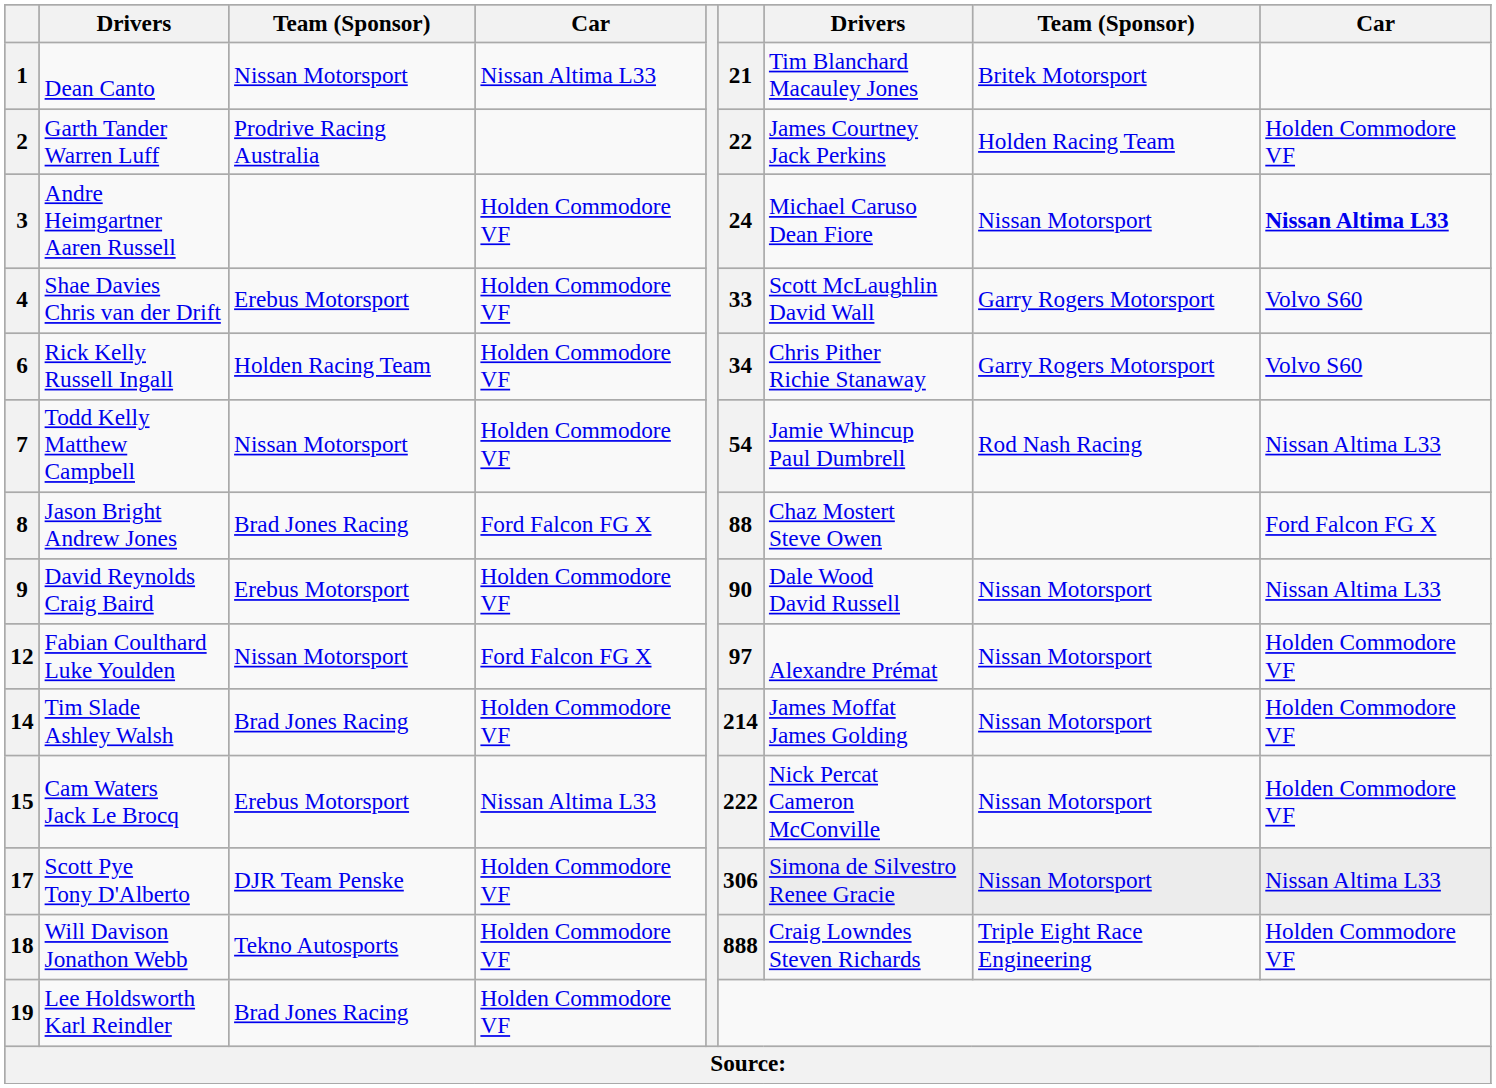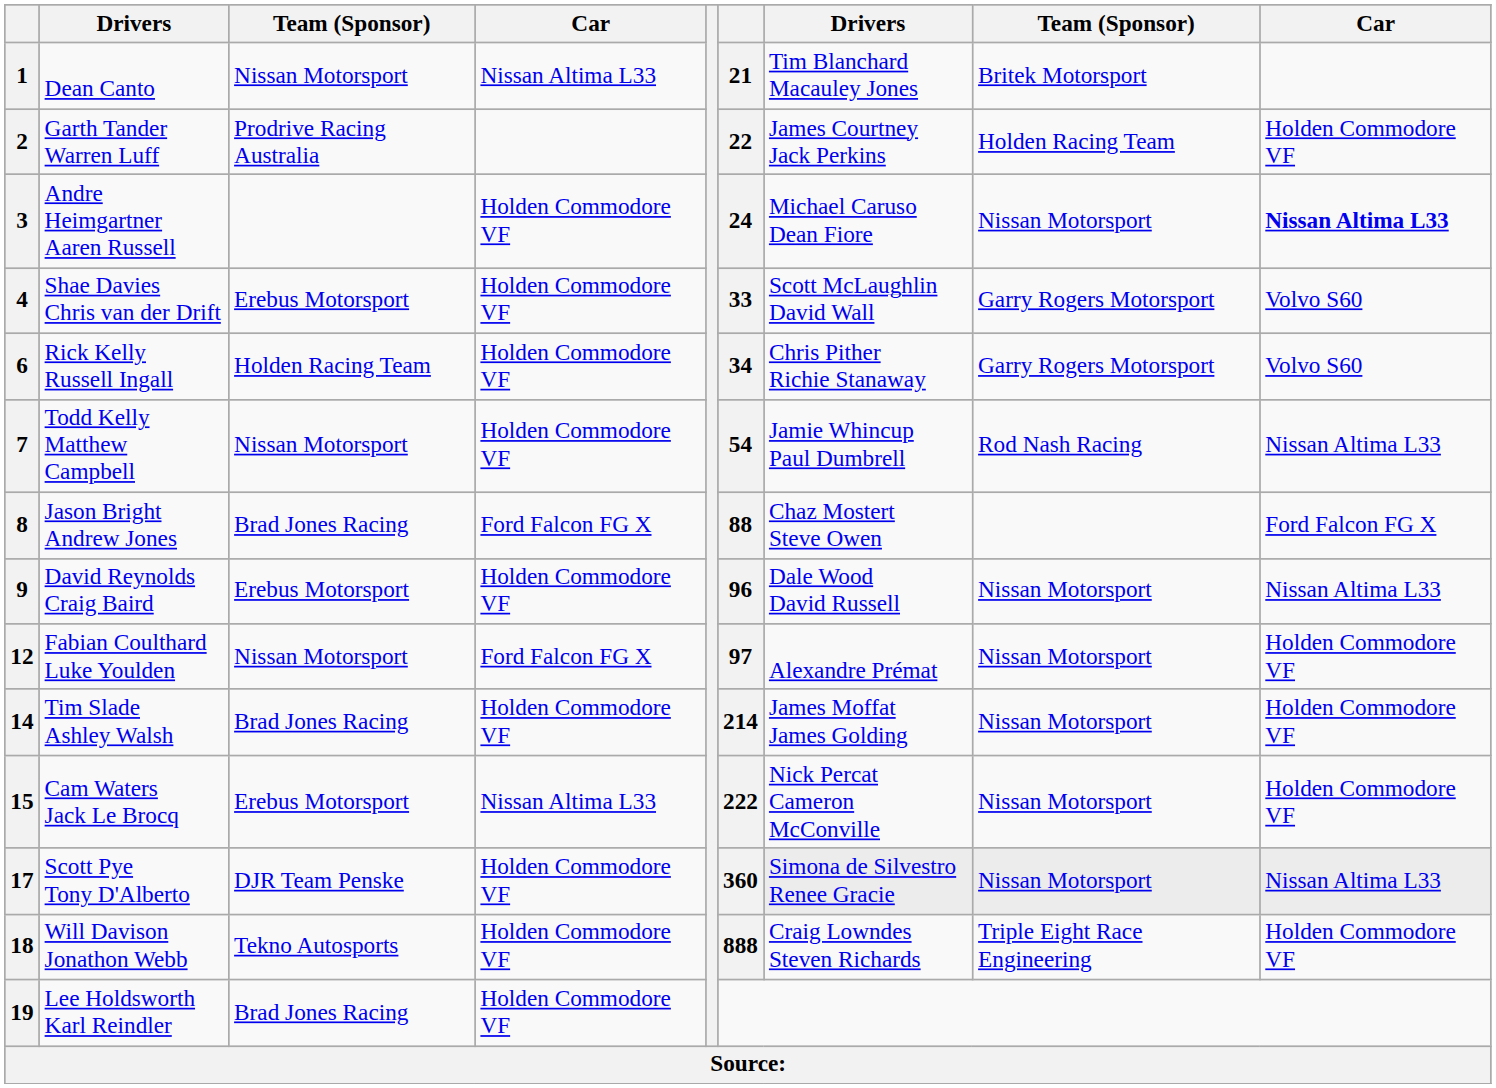(740, 590) 90 -> (740, 590) 96
(740, 880) 306 -> (740, 880) 360
